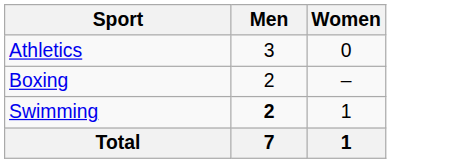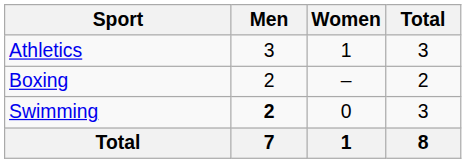+ column: (423, 19)
(346, 50) 0 -> (346, 50) 1
(346, 111) 1 -> (346, 111) 0
